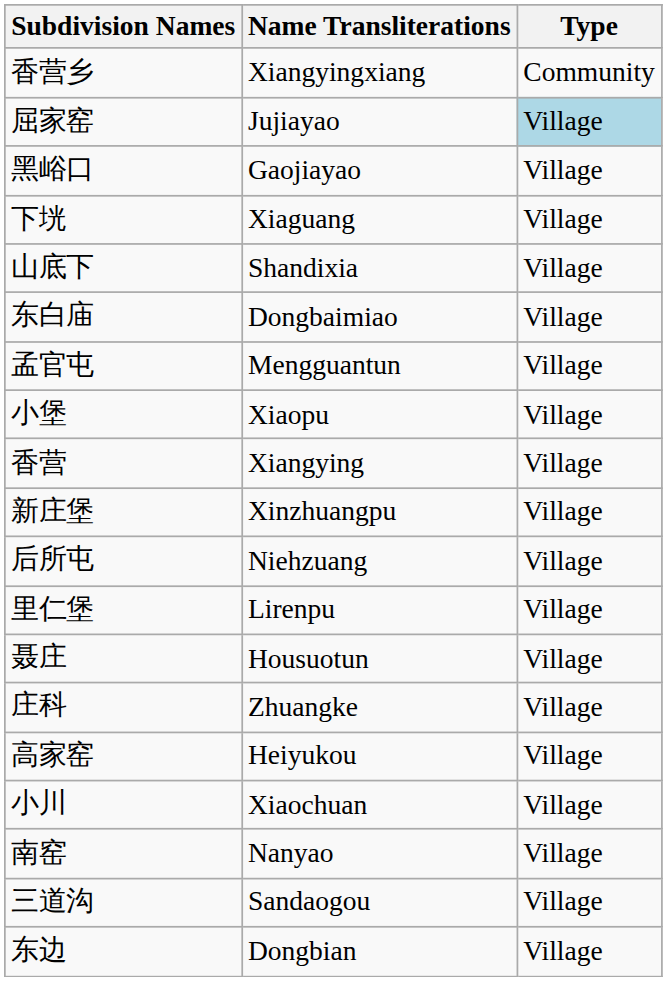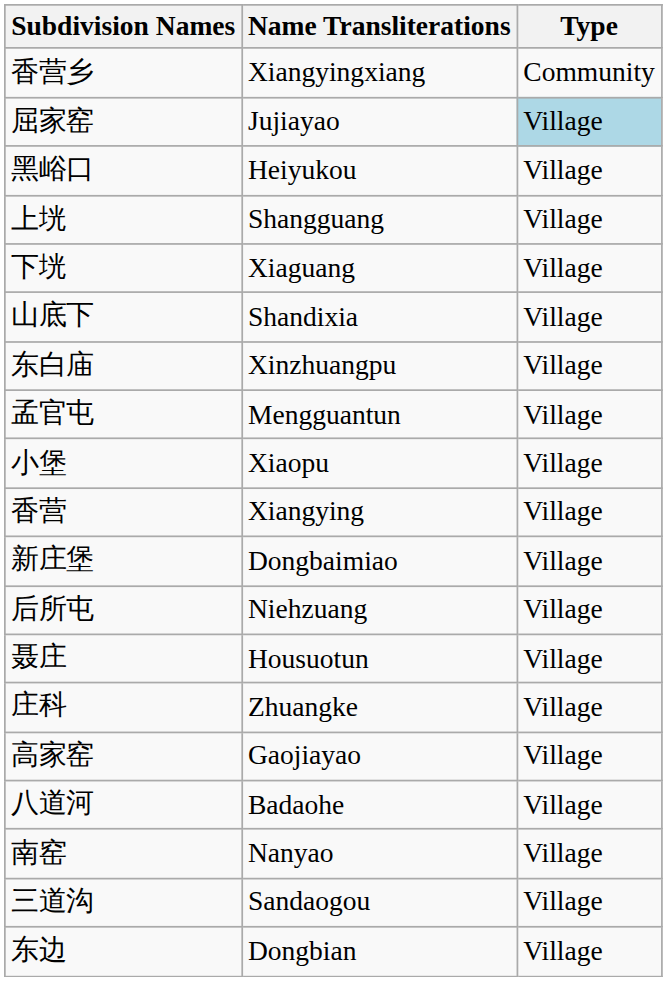(304, 170) Gaojiayao -> (302, 170) Heiyukou
+ row: (39, 218)
(323, 316) Dongbaimiao -> (322, 365) Xinzhuangpu
(322, 511) Xinzhuangpu -> (323, 560) Dongbaimiao
- row: (52, 608)
(302, 755) Heiyukou -> (304, 755) Gaojiayao
- row: (39, 803)
+ row: (52, 803)
